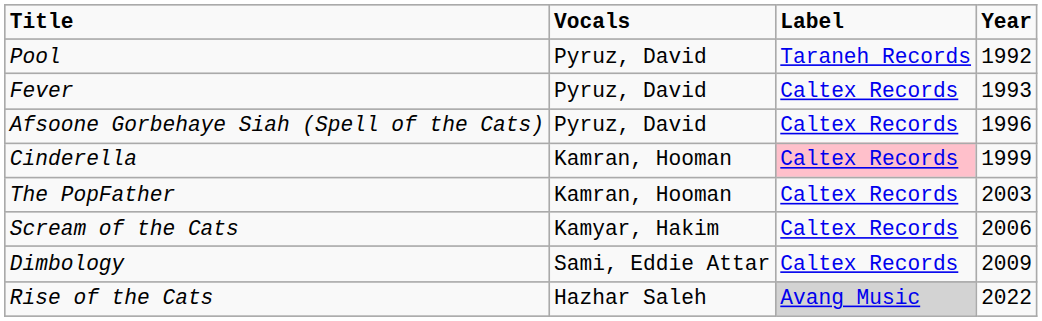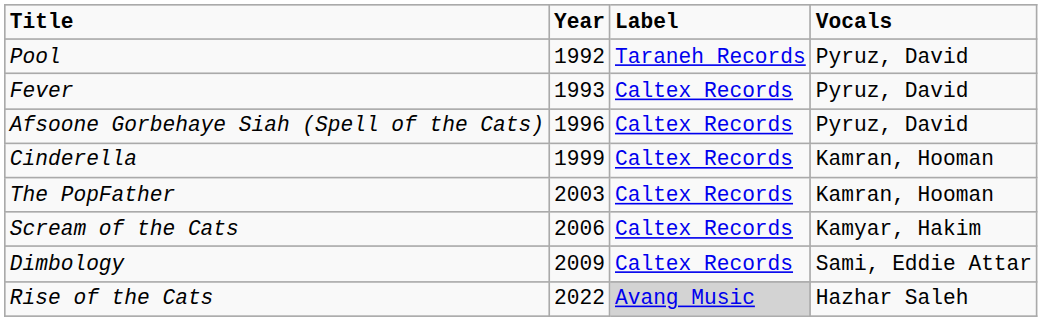columns swapped: (1007, 22) <-> (592, 22)
(869, 160) pink background -> (704, 160) no background
